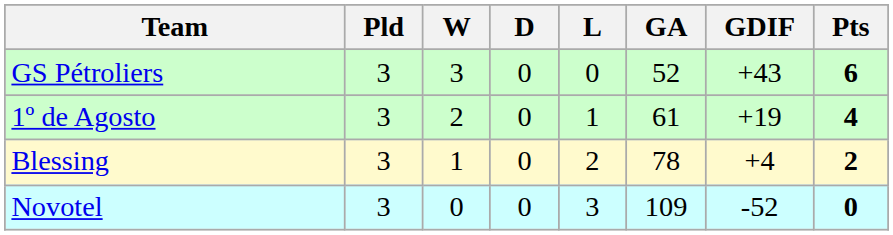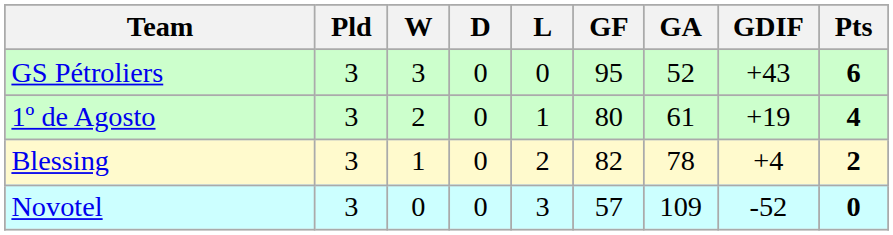+ column: (609, 26)
